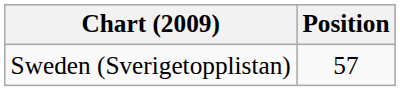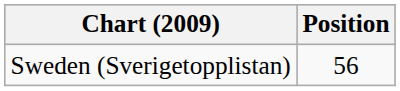(346, 64) 57 -> (346, 64) 56
